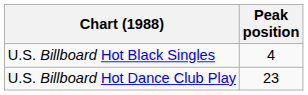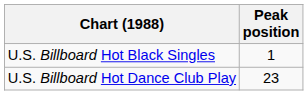(271, 55) 4 -> (271, 55) 1
